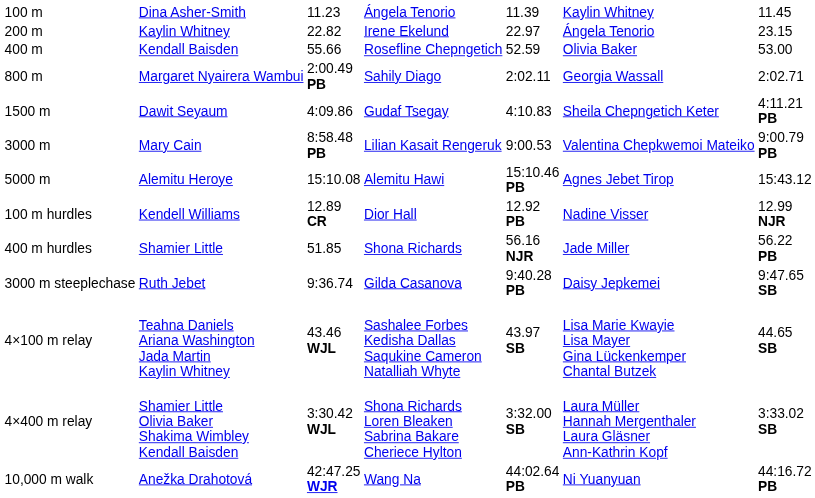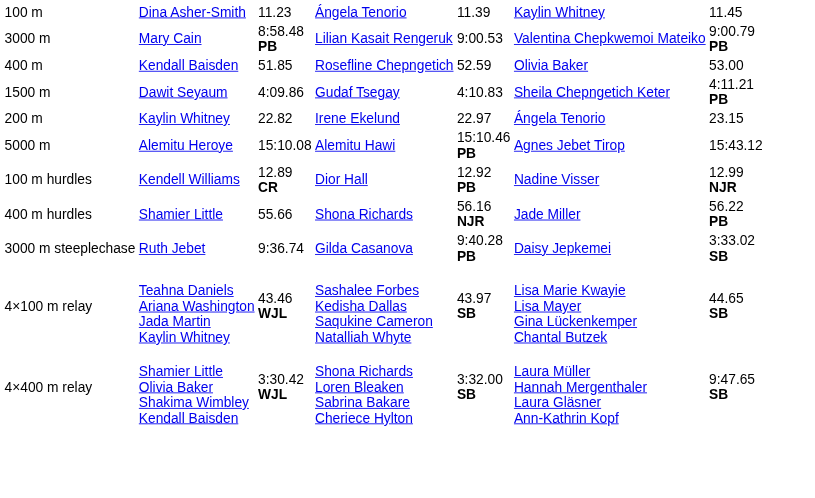rows swapped: (24, 31) <-> (28, 145)
(324, 50) 55.66 -> (275, 65) 51.85
- row: (24, 76)
(324, 248) 51.85 -> (275, 214) 55.66
(781, 283) 9:47.65 SB -> (732, 248) 3:33.02 SB
(781, 421) 3:33.02 SB -> (732, 387) 9:47.65 SB
- row: (49, 479)
